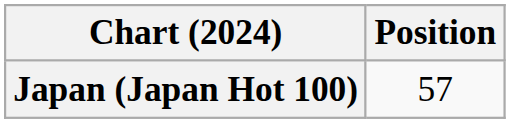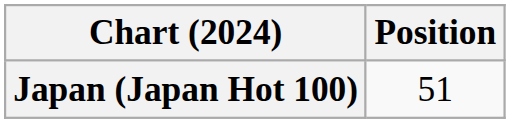(435, 88) 57 -> (435, 88) 51
